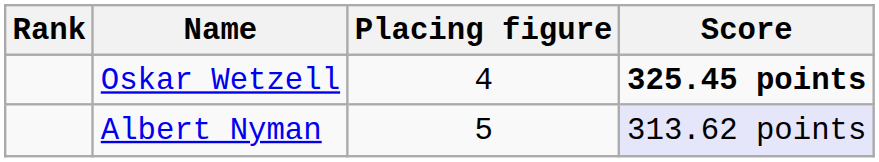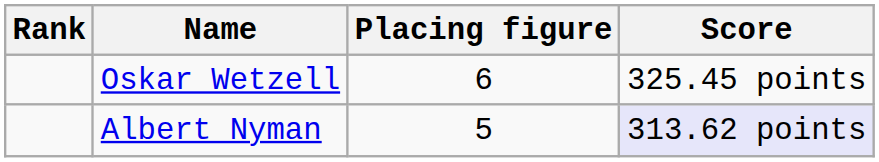(484, 80) 4 -> (484, 80) 6
(747, 80) bold -> (747, 80) normal
